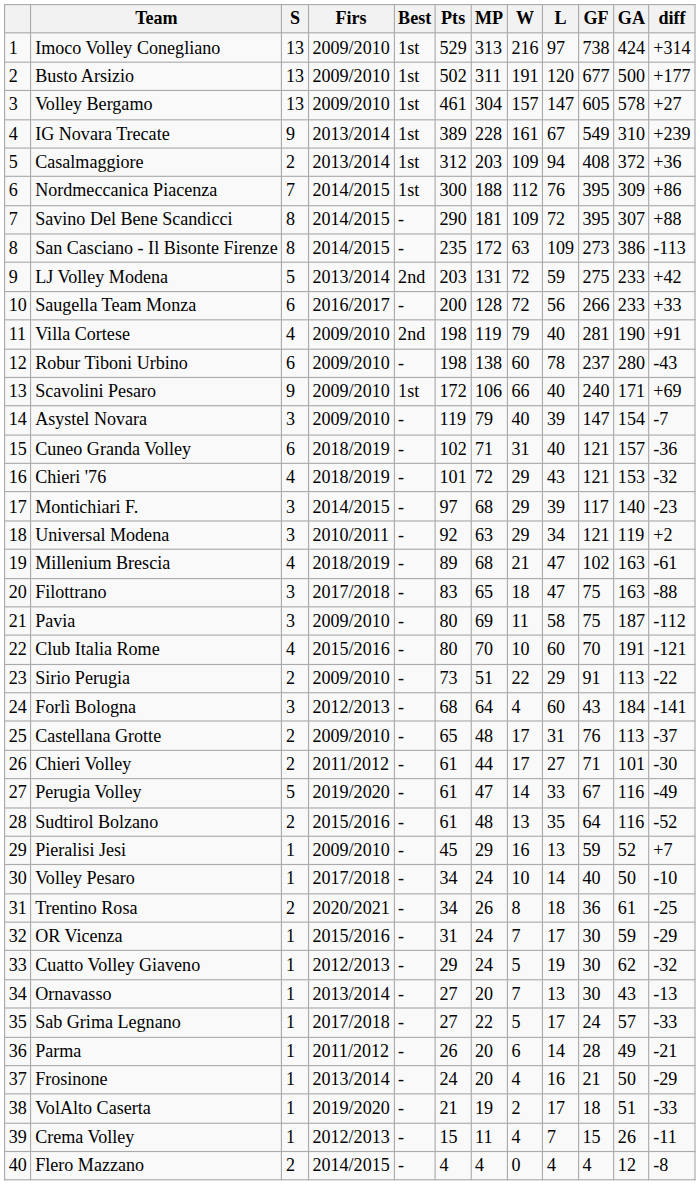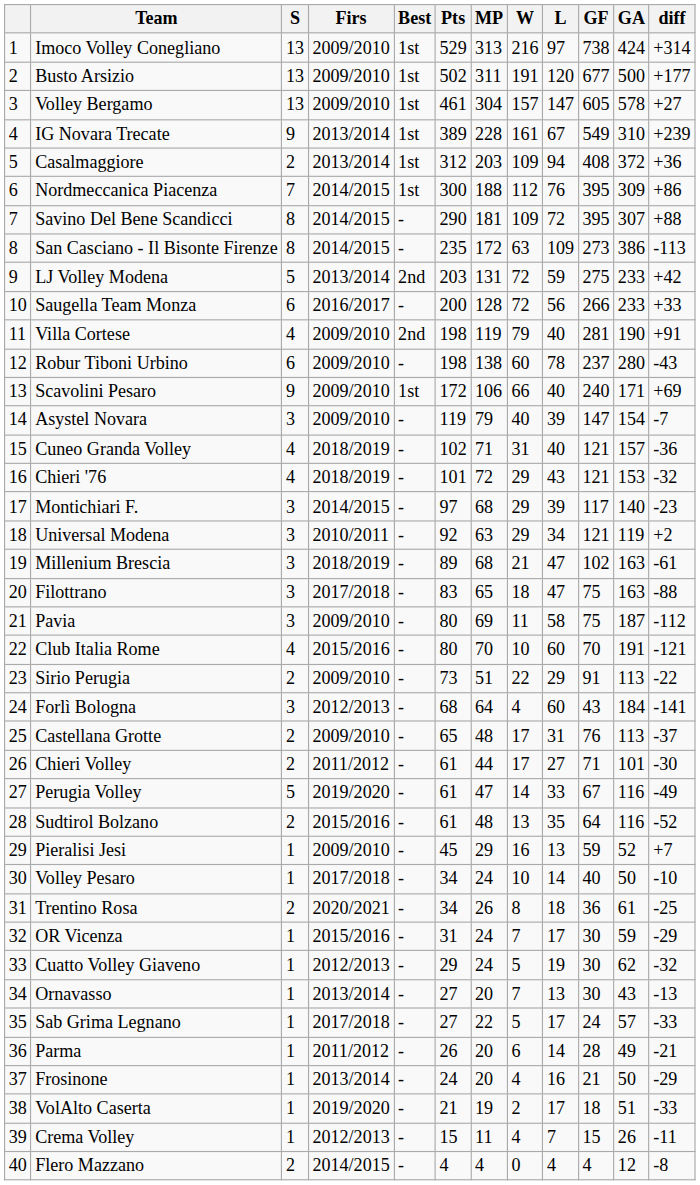(291, 448) 6 -> (291, 448) 4
(291, 563) 4 -> (291, 563) 3
